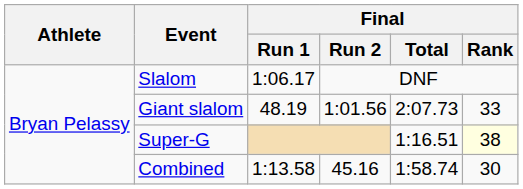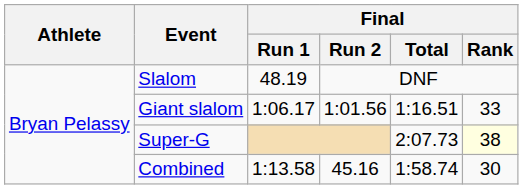(283, 79) 1:06.17 -> (283, 79) 48.19
(283, 109) 48.19 -> (283, 109) 1:06.17
(427, 109) 2:07.73 -> (427, 109) 1:16.51
(427, 139) 1:16.51 -> (427, 139) 2:07.73
